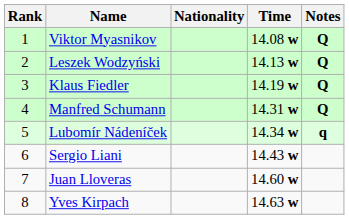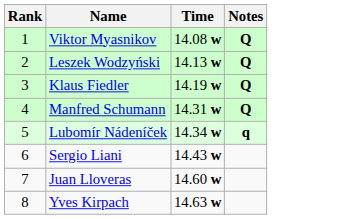- column: (209, 16)
